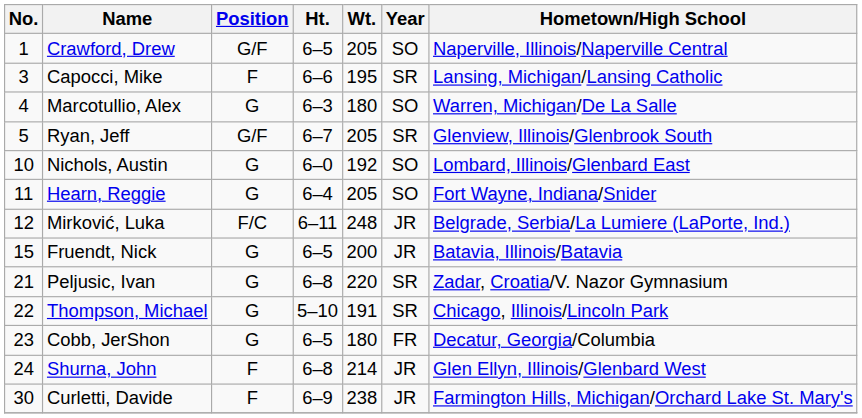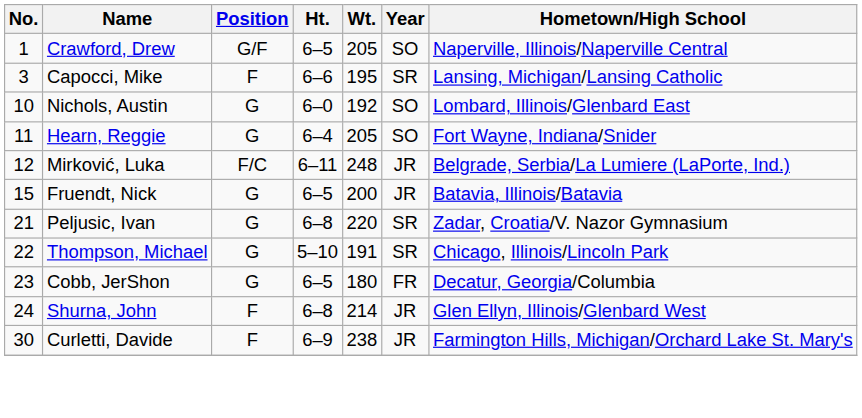- row: (114, 106)
- row: (88, 135)
